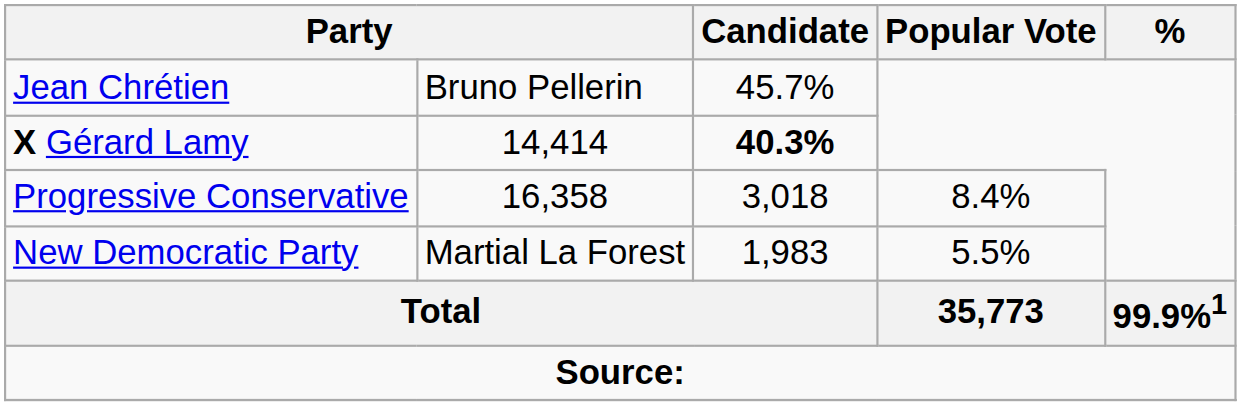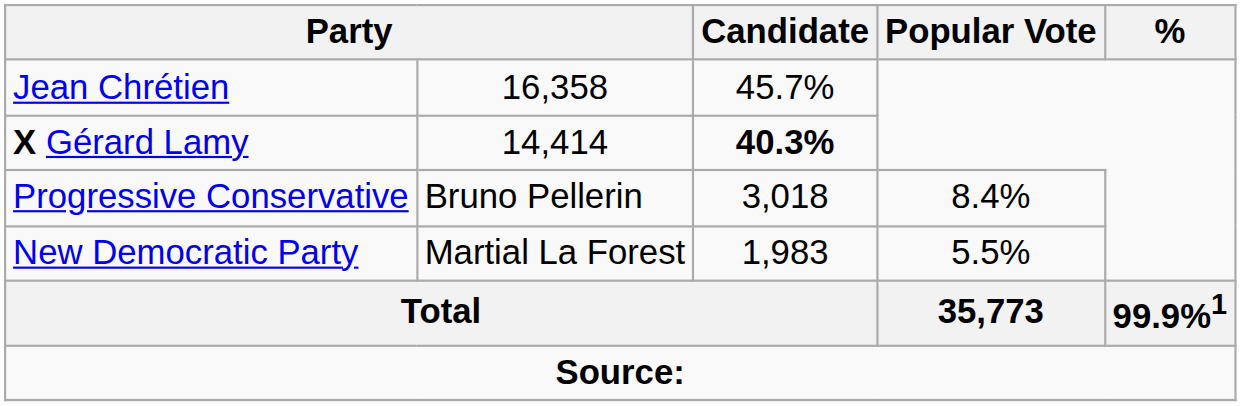(534, 87) Bruno Pellerin -> (555, 87) 16,358
(555, 197) 16,358 -> (534, 197) Bruno Pellerin
